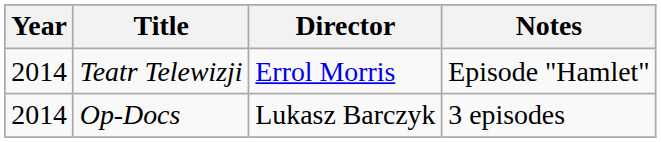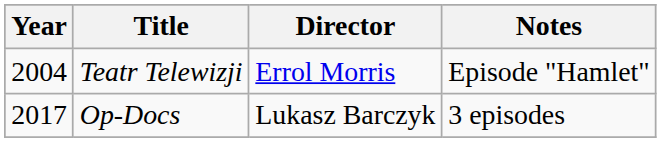(39, 70) 2014 -> (39, 70) 2004
(39, 114) 2014 -> (39, 114) 2017
